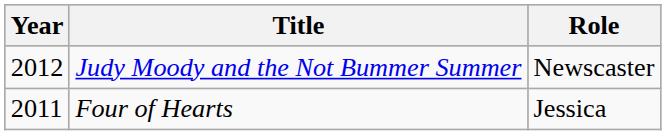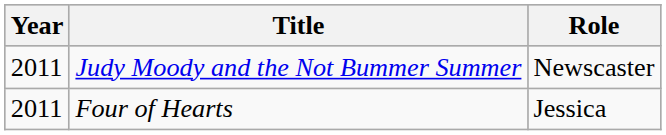(37, 66) 2012 -> (37, 66) 2011
